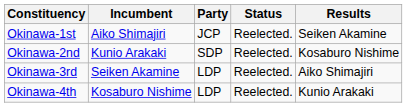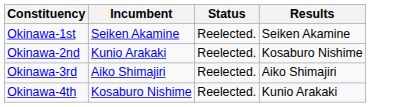- column: (213, 14)
(128, 33) Aiko Shimajiri -> (135, 33) Seiken Akamine
(135, 72) Seiken Akamine -> (128, 72) Aiko Shimajiri
